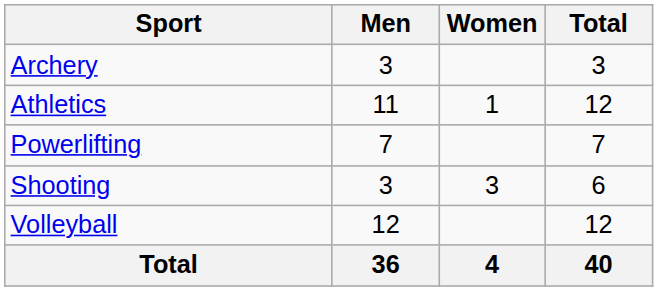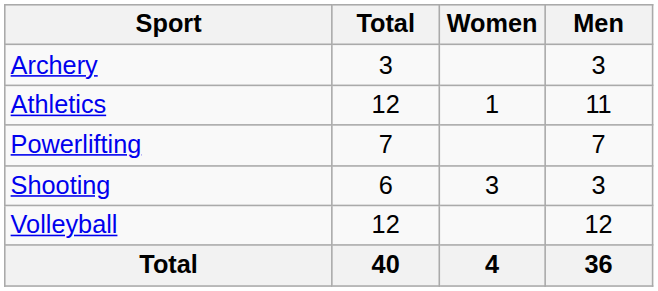columns swapped: (386, 24) <-> (599, 24)
